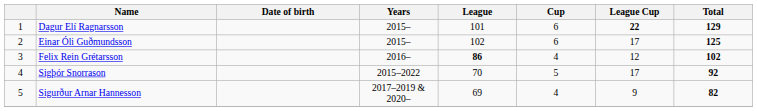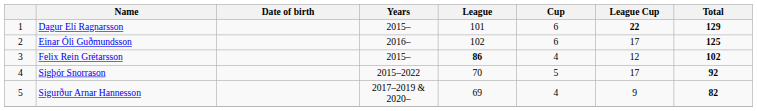(399, 42) 2015– -> (399, 42) 2016–
(399, 57) 2016– -> (399, 57) 2015–
